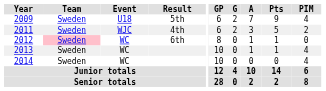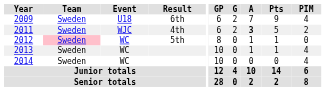(177, 20) 5th -> (177, 20) 6th
(251, 30) normal -> (251, 30) bold
(177, 40) 6th -> (177, 40) 5th
